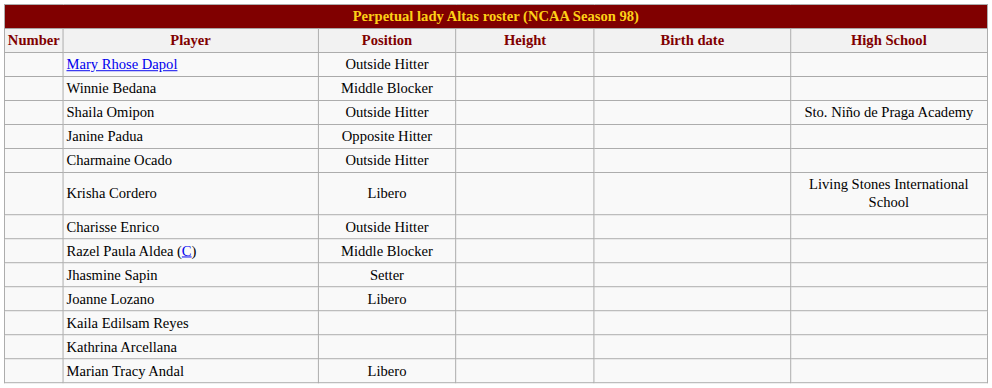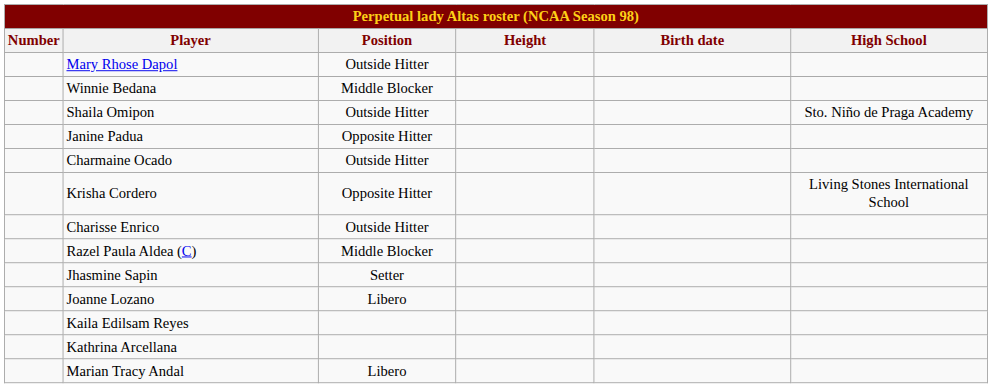(387, 193) Libero -> (387, 193) Opposite Hitter
